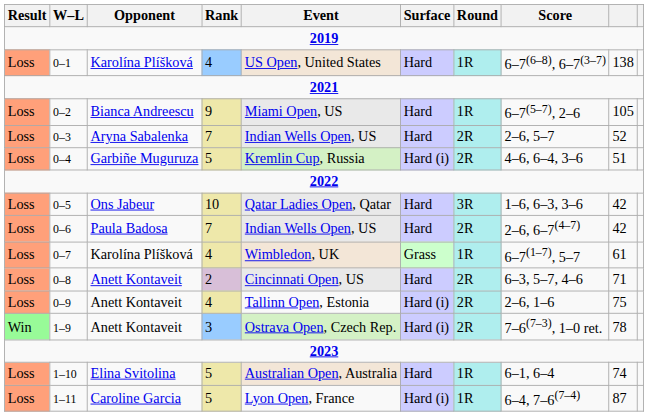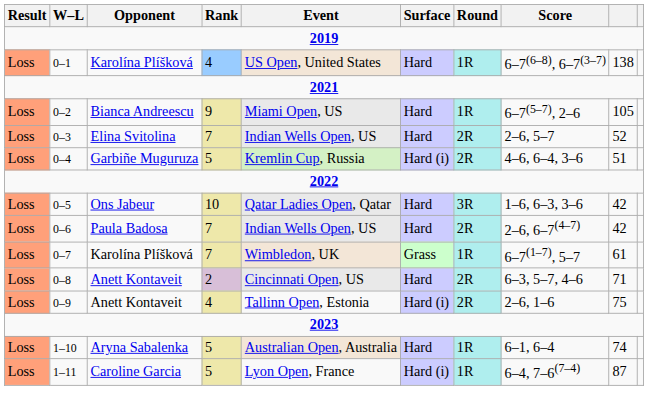(139, 136) Aryna Sabalenka -> (133, 136) Elina Svitolina
(209, 255) 4 -> (209, 255) 7
- row: (62, 327)
(133, 373) Elina Svitolina -> (139, 347) Aryna Sabalenka
